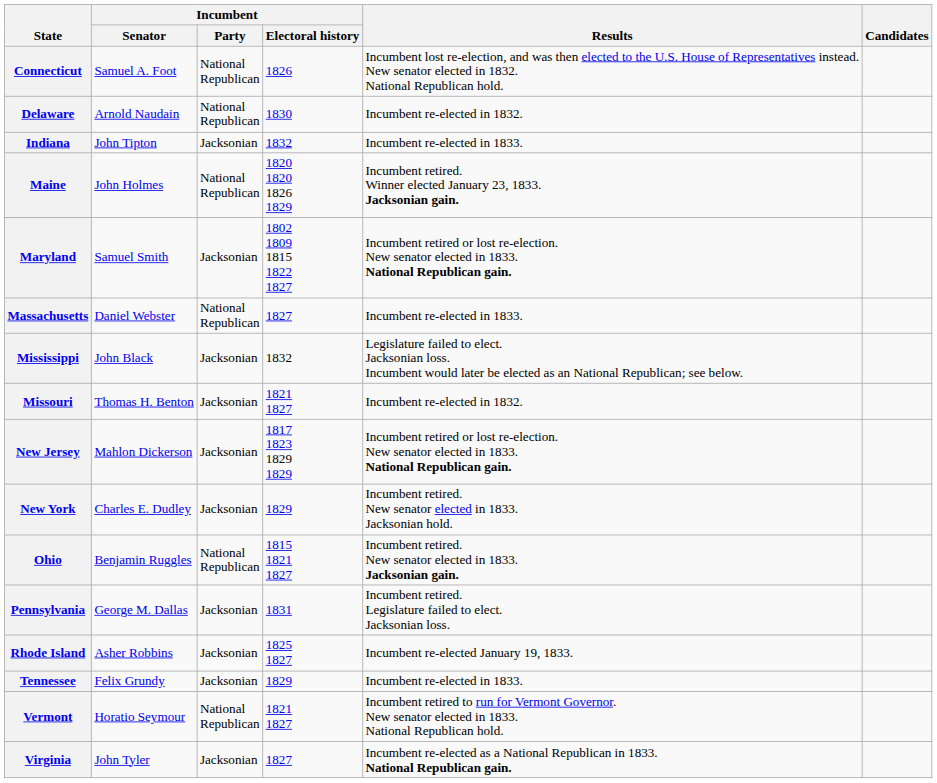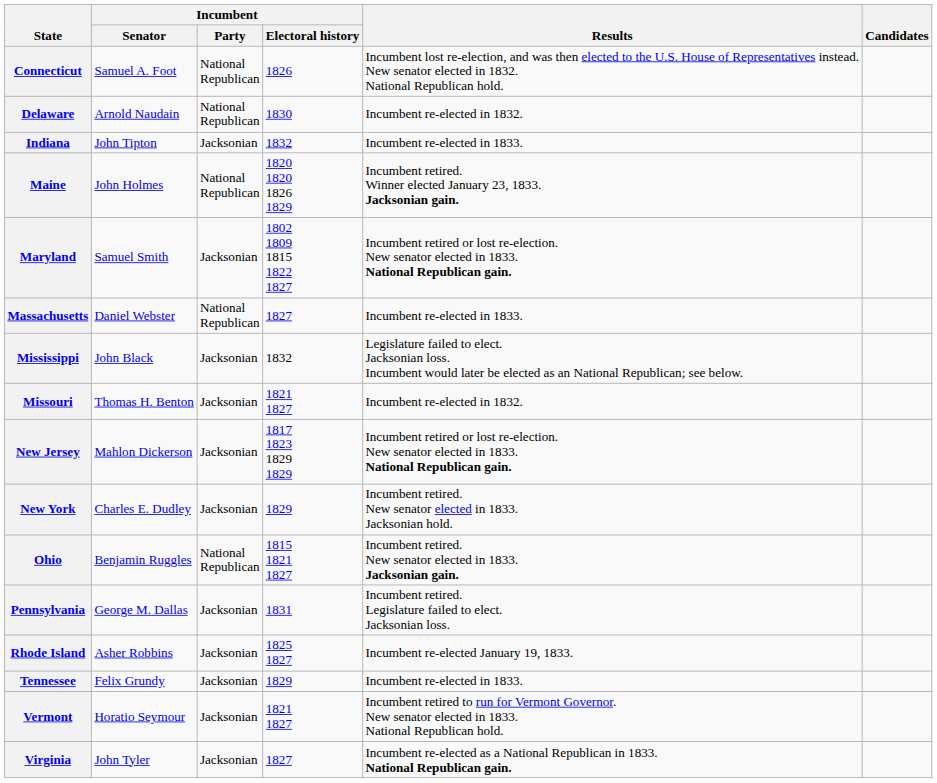(230, 716) National Republican -> (229, 716) Jacksonian
